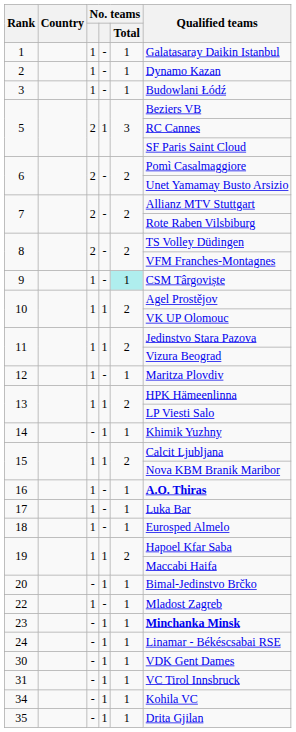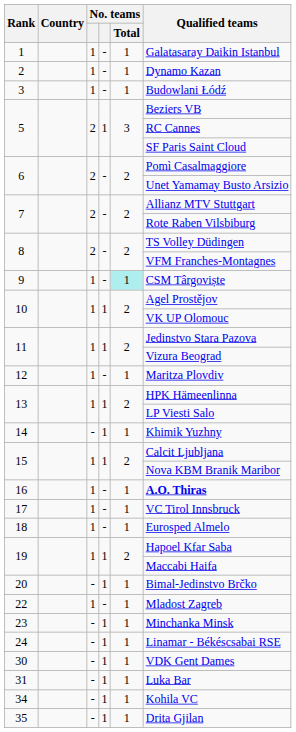(168, 508) Luka Bar -> (193, 508) VC Tirol Innsbruck
(193, 623) bold -> (190, 623) normal
(193, 680) VC Tirol Innsbruck -> (168, 680) Luka Bar
